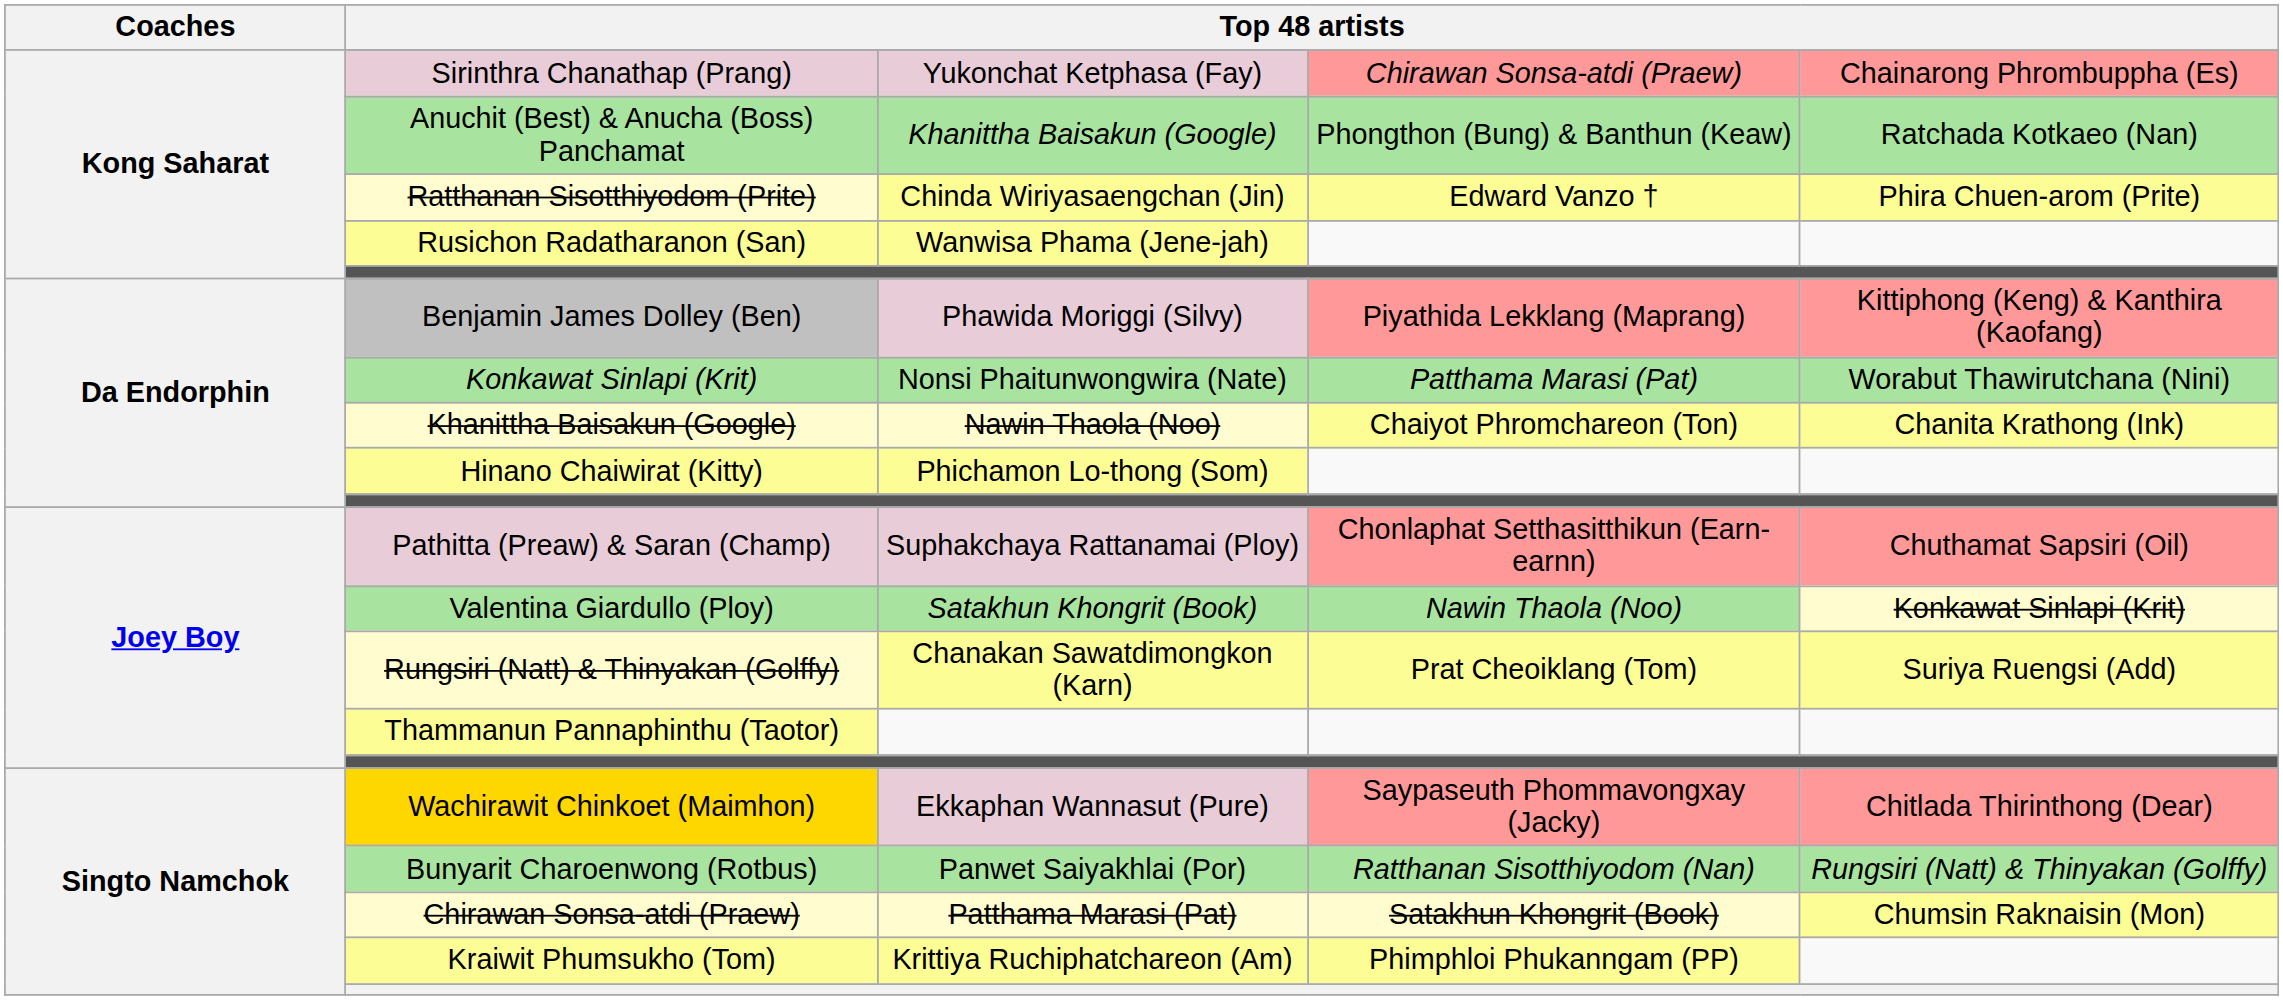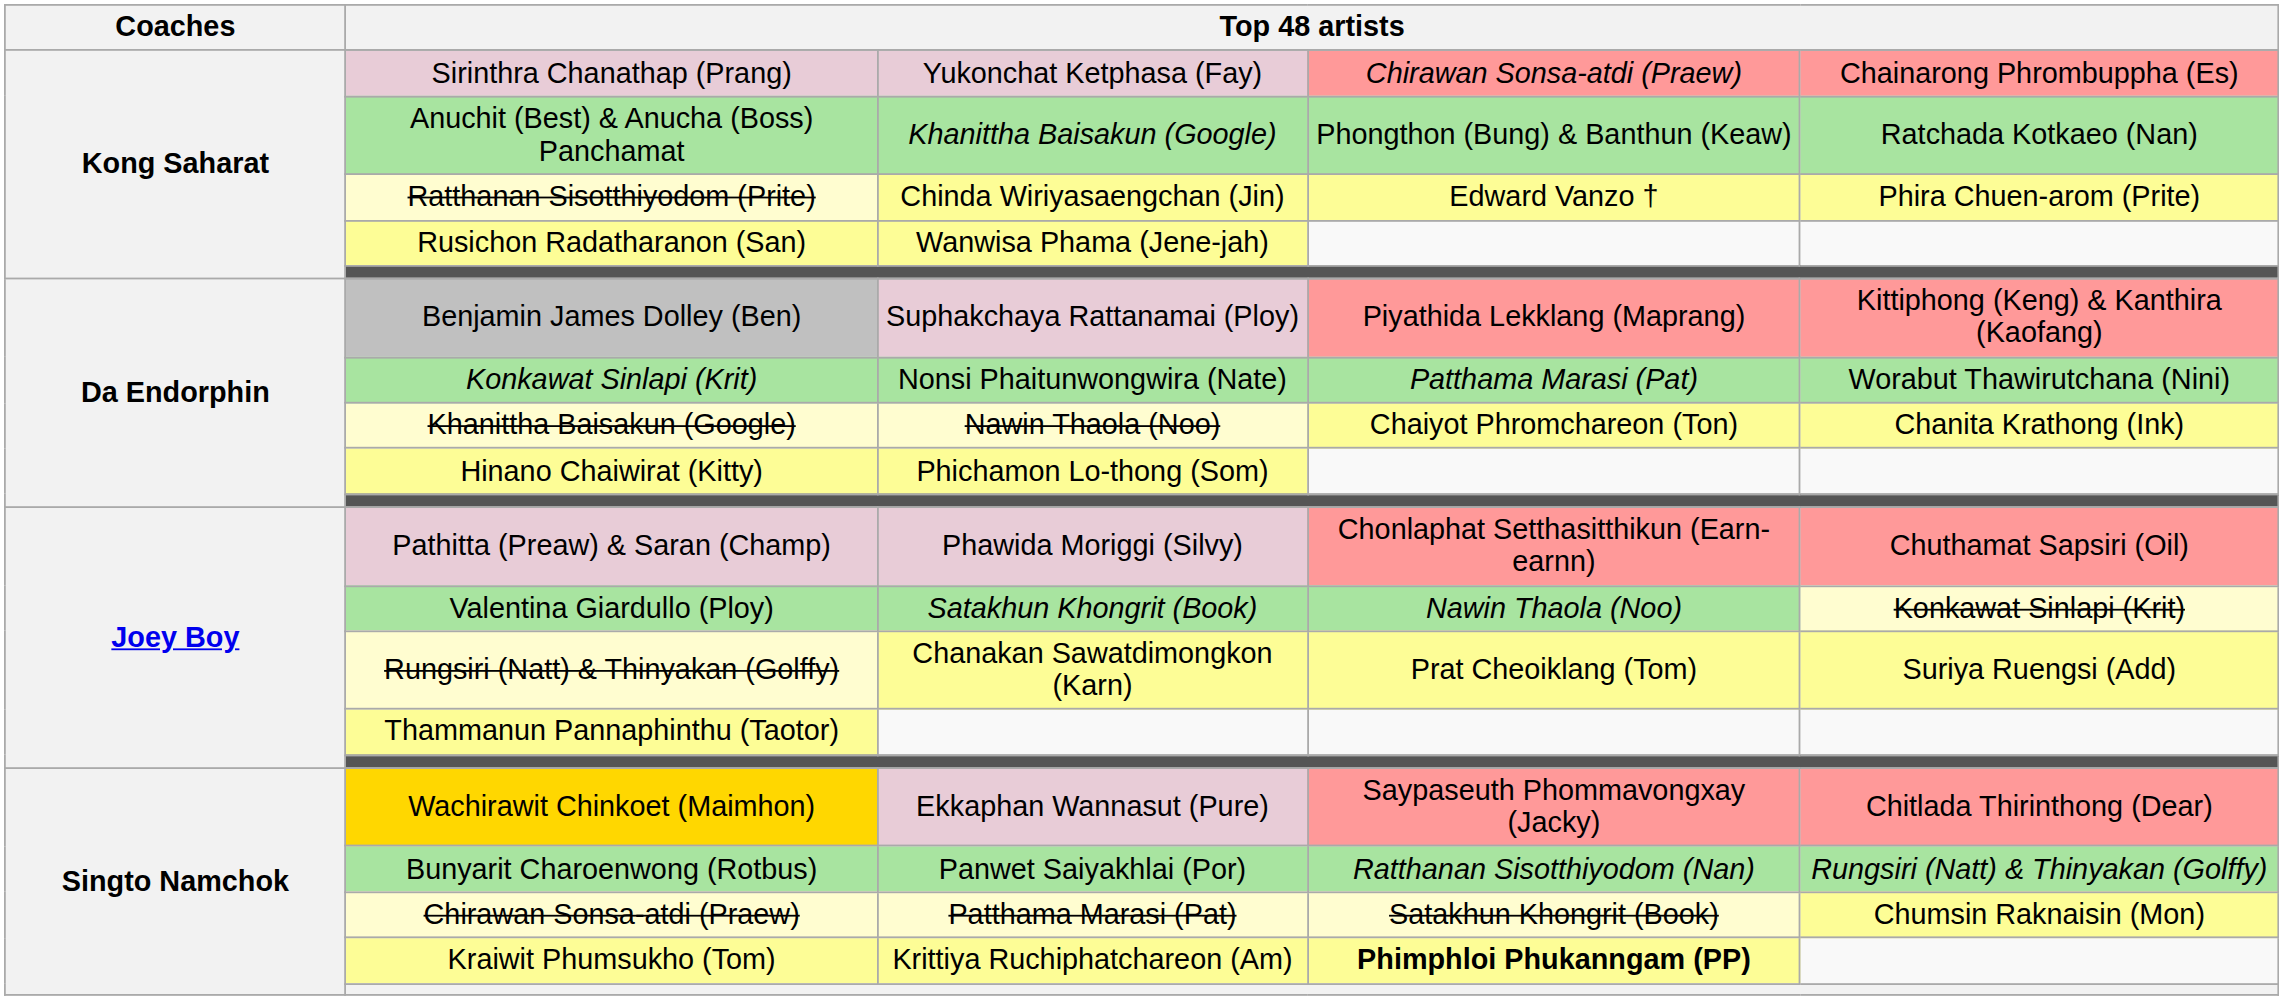(1092, 317) Phawida Moriggi (Silvy) -> (1092, 317) Suphakchaya Rattanamai (Ploy)
(1092, 545) Suphakchaya Rattanamai (Ploy) -> (1092, 545) Phawida Moriggi (Silvy)
(1554, 959) normal -> (1554, 959) bold
